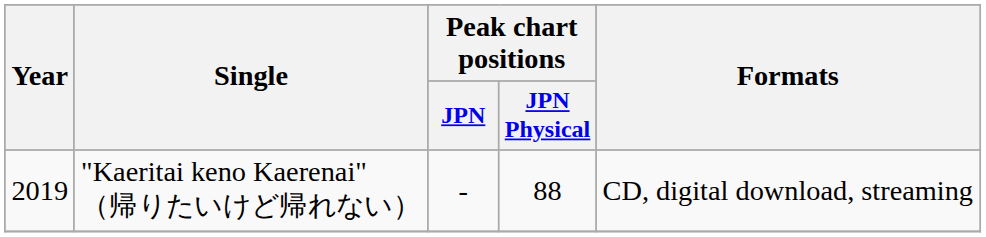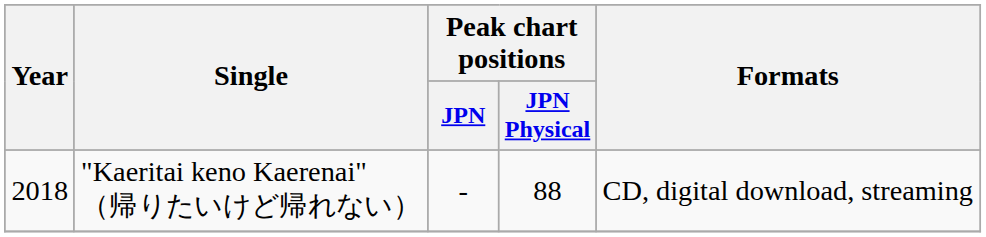(40, 190) 2019 -> (40, 190) 2018
